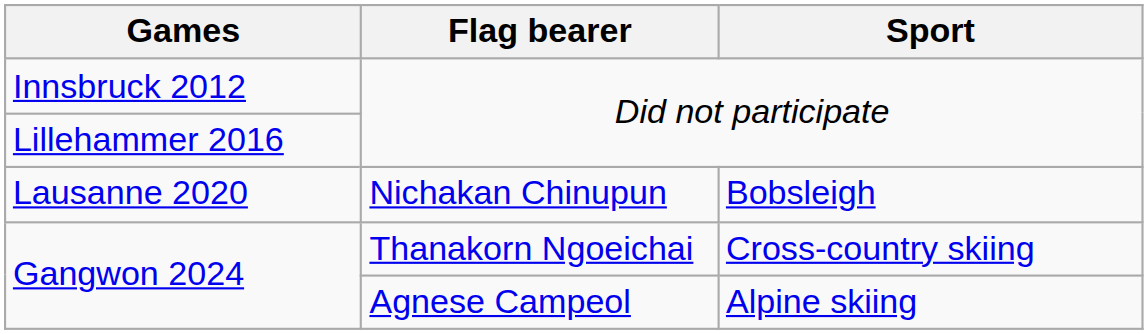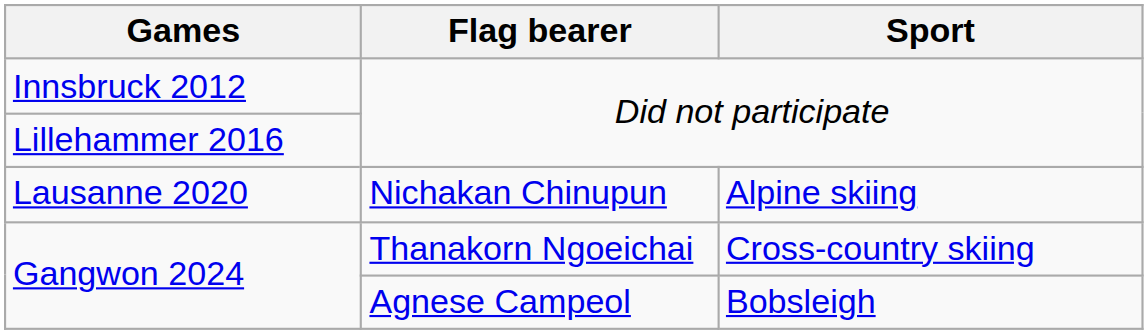(801, 193) Bobsleigh -> (822, 193) Alpine skiing
(822, 301) Alpine skiing -> (801, 301) Bobsleigh
